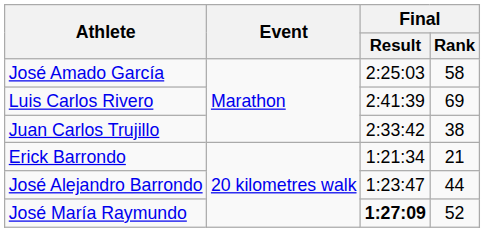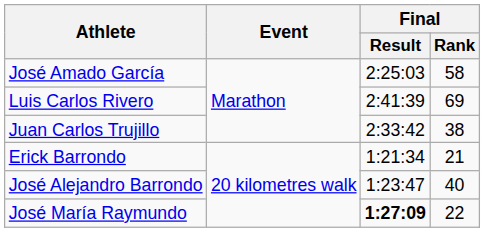(455, 185) 44 -> (455, 185) 40
(455, 213) 52 -> (455, 213) 22
